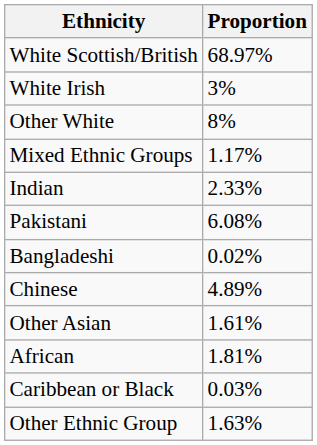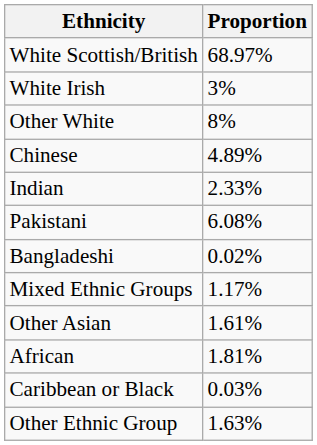rows swapped: (101, 155) <-> (44, 289)
